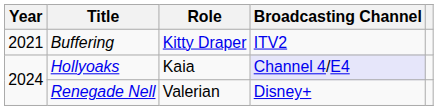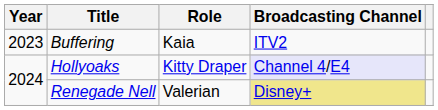(26, 42) 2021 -> (26, 42) 2023
(205, 42) Kitty Draper -> (179, 42) Kaia
(179, 67) Kaia -> (205, 67) Kitty Draper
(283, 92) no background -> (283, 92) khaki background
